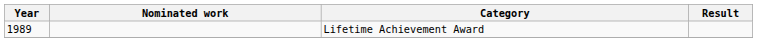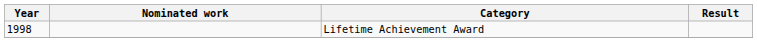(19, 30) 1989 -> (19, 30) 1998
